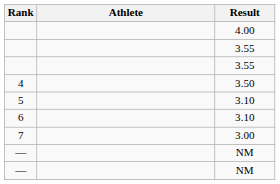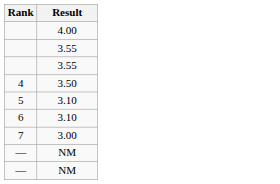- column: (126, 13)
